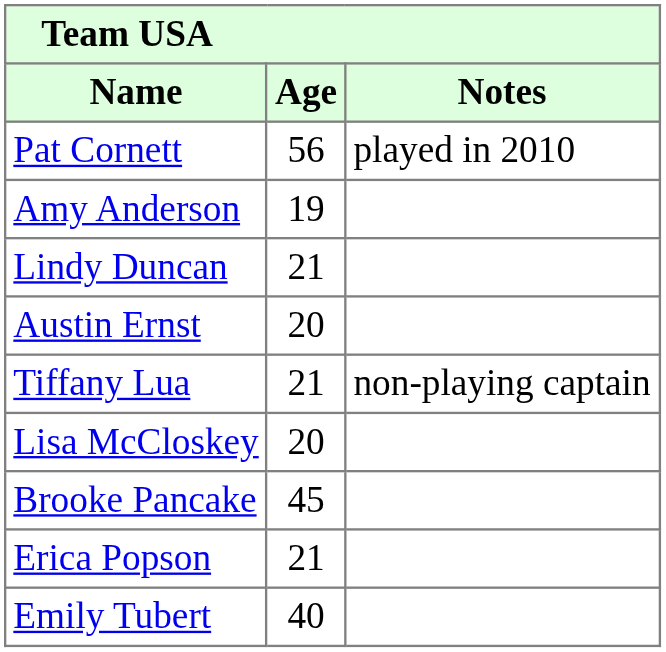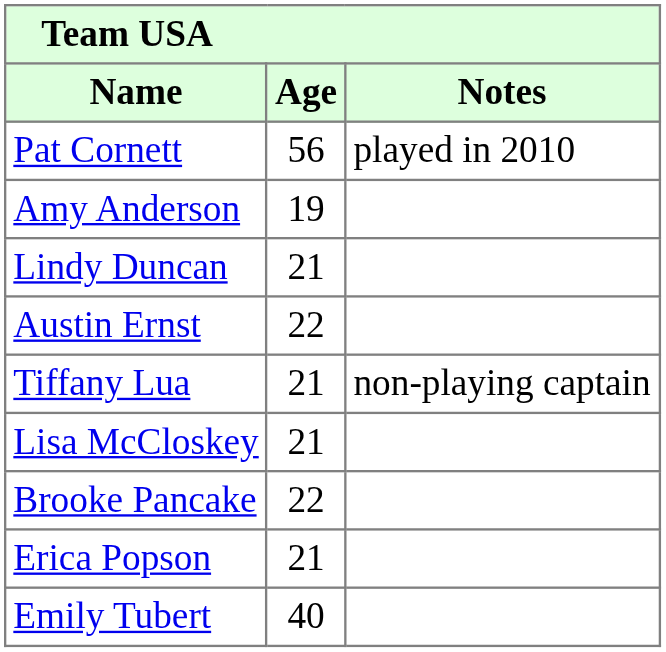(306, 324) 20 -> (306, 324) 22
(306, 441) 20 -> (306, 441) 21
(306, 499) 45 -> (306, 499) 22
